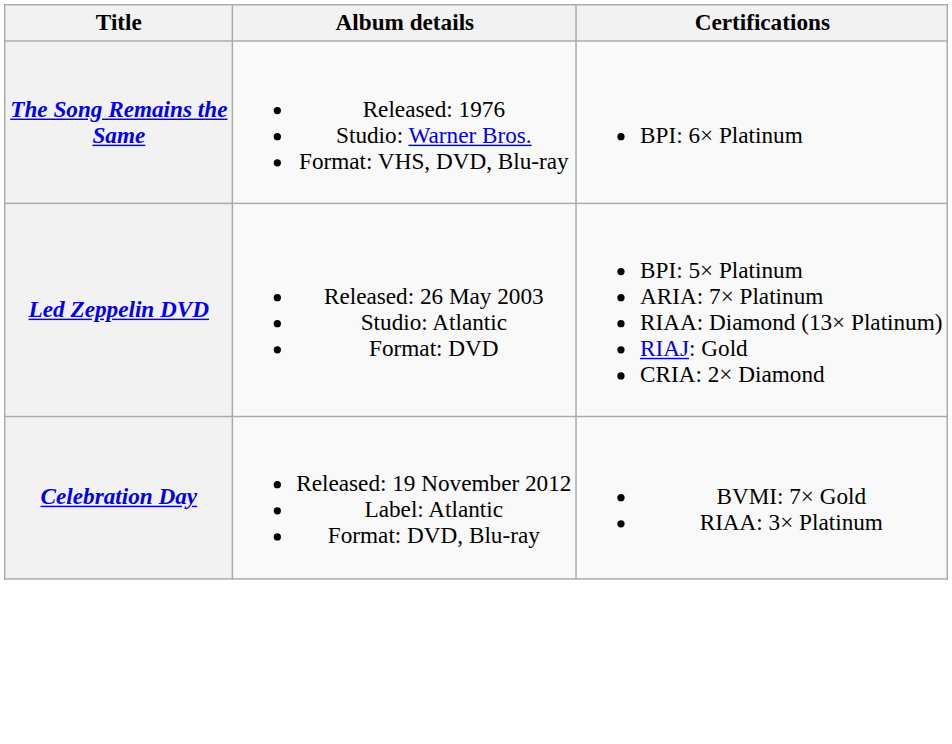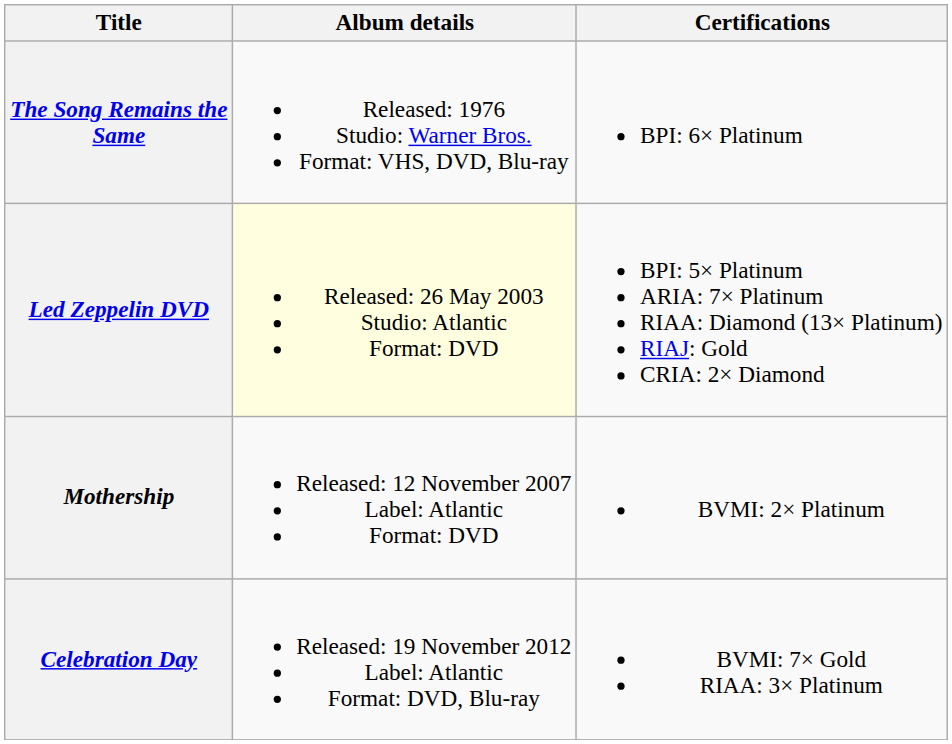(405, 323) no background -> (405, 323) lightyellow background
+ row: (119, 497)
